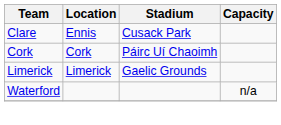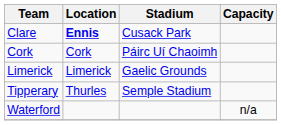(81, 33) normal -> (82, 33) bold
+ row: (33, 91)
